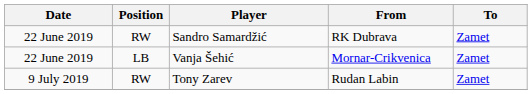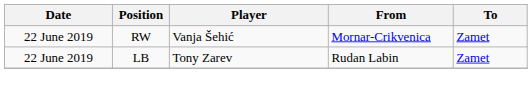- row: (220, 36)
(141, 57) LB -> (141, 36) RW
(58, 79) 9 July 2019 -> (58, 57) 22 June 2019
(141, 79) RW -> (141, 57) LB
